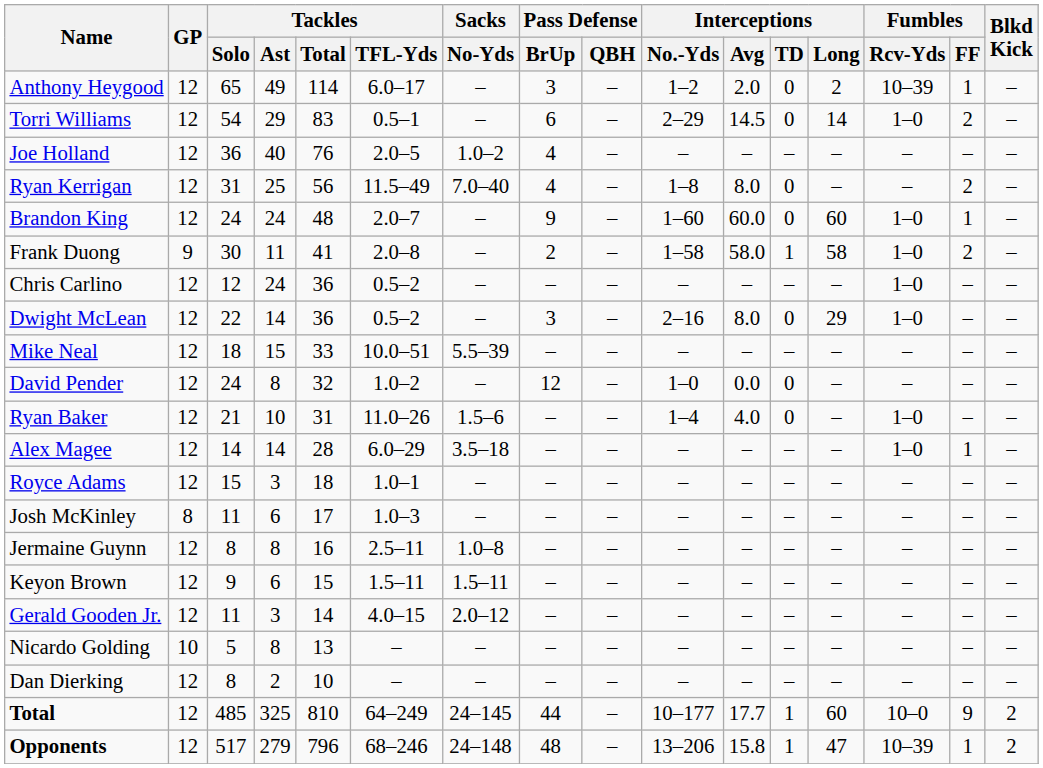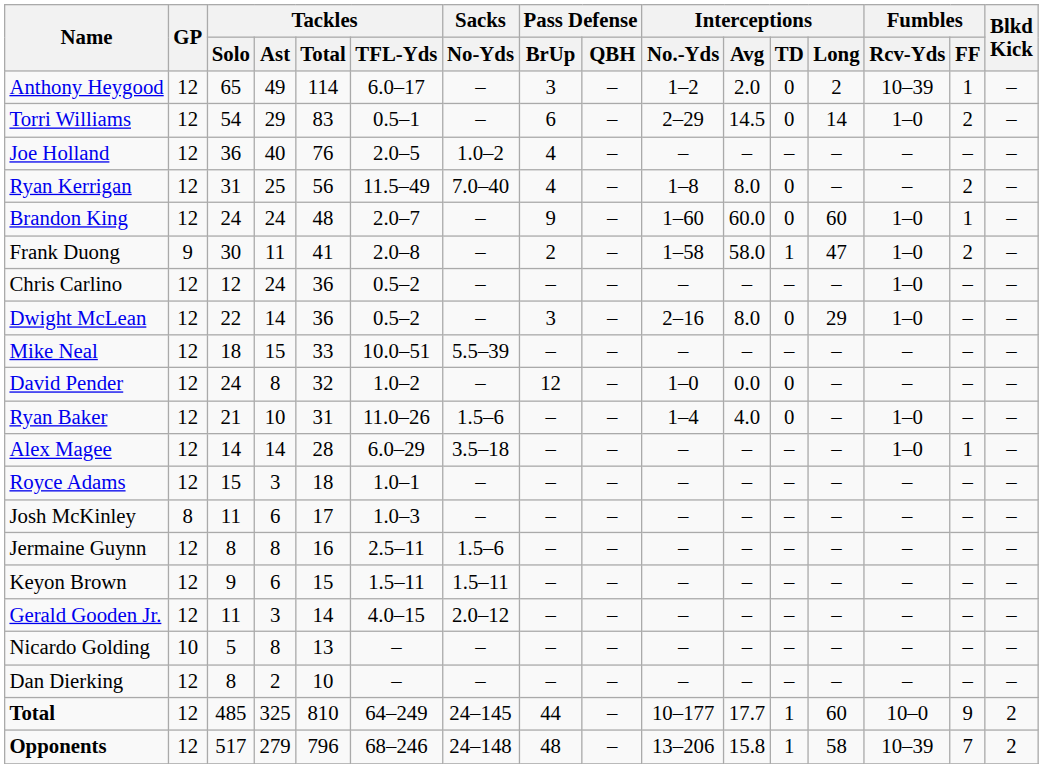(836, 251) 58 -> (836, 251) 47
(481, 548) 1.0–8 -> (481, 548) 1.5–6
(836, 746) 47 -> (836, 746) 58
(968, 746) 1 -> (968, 746) 7
